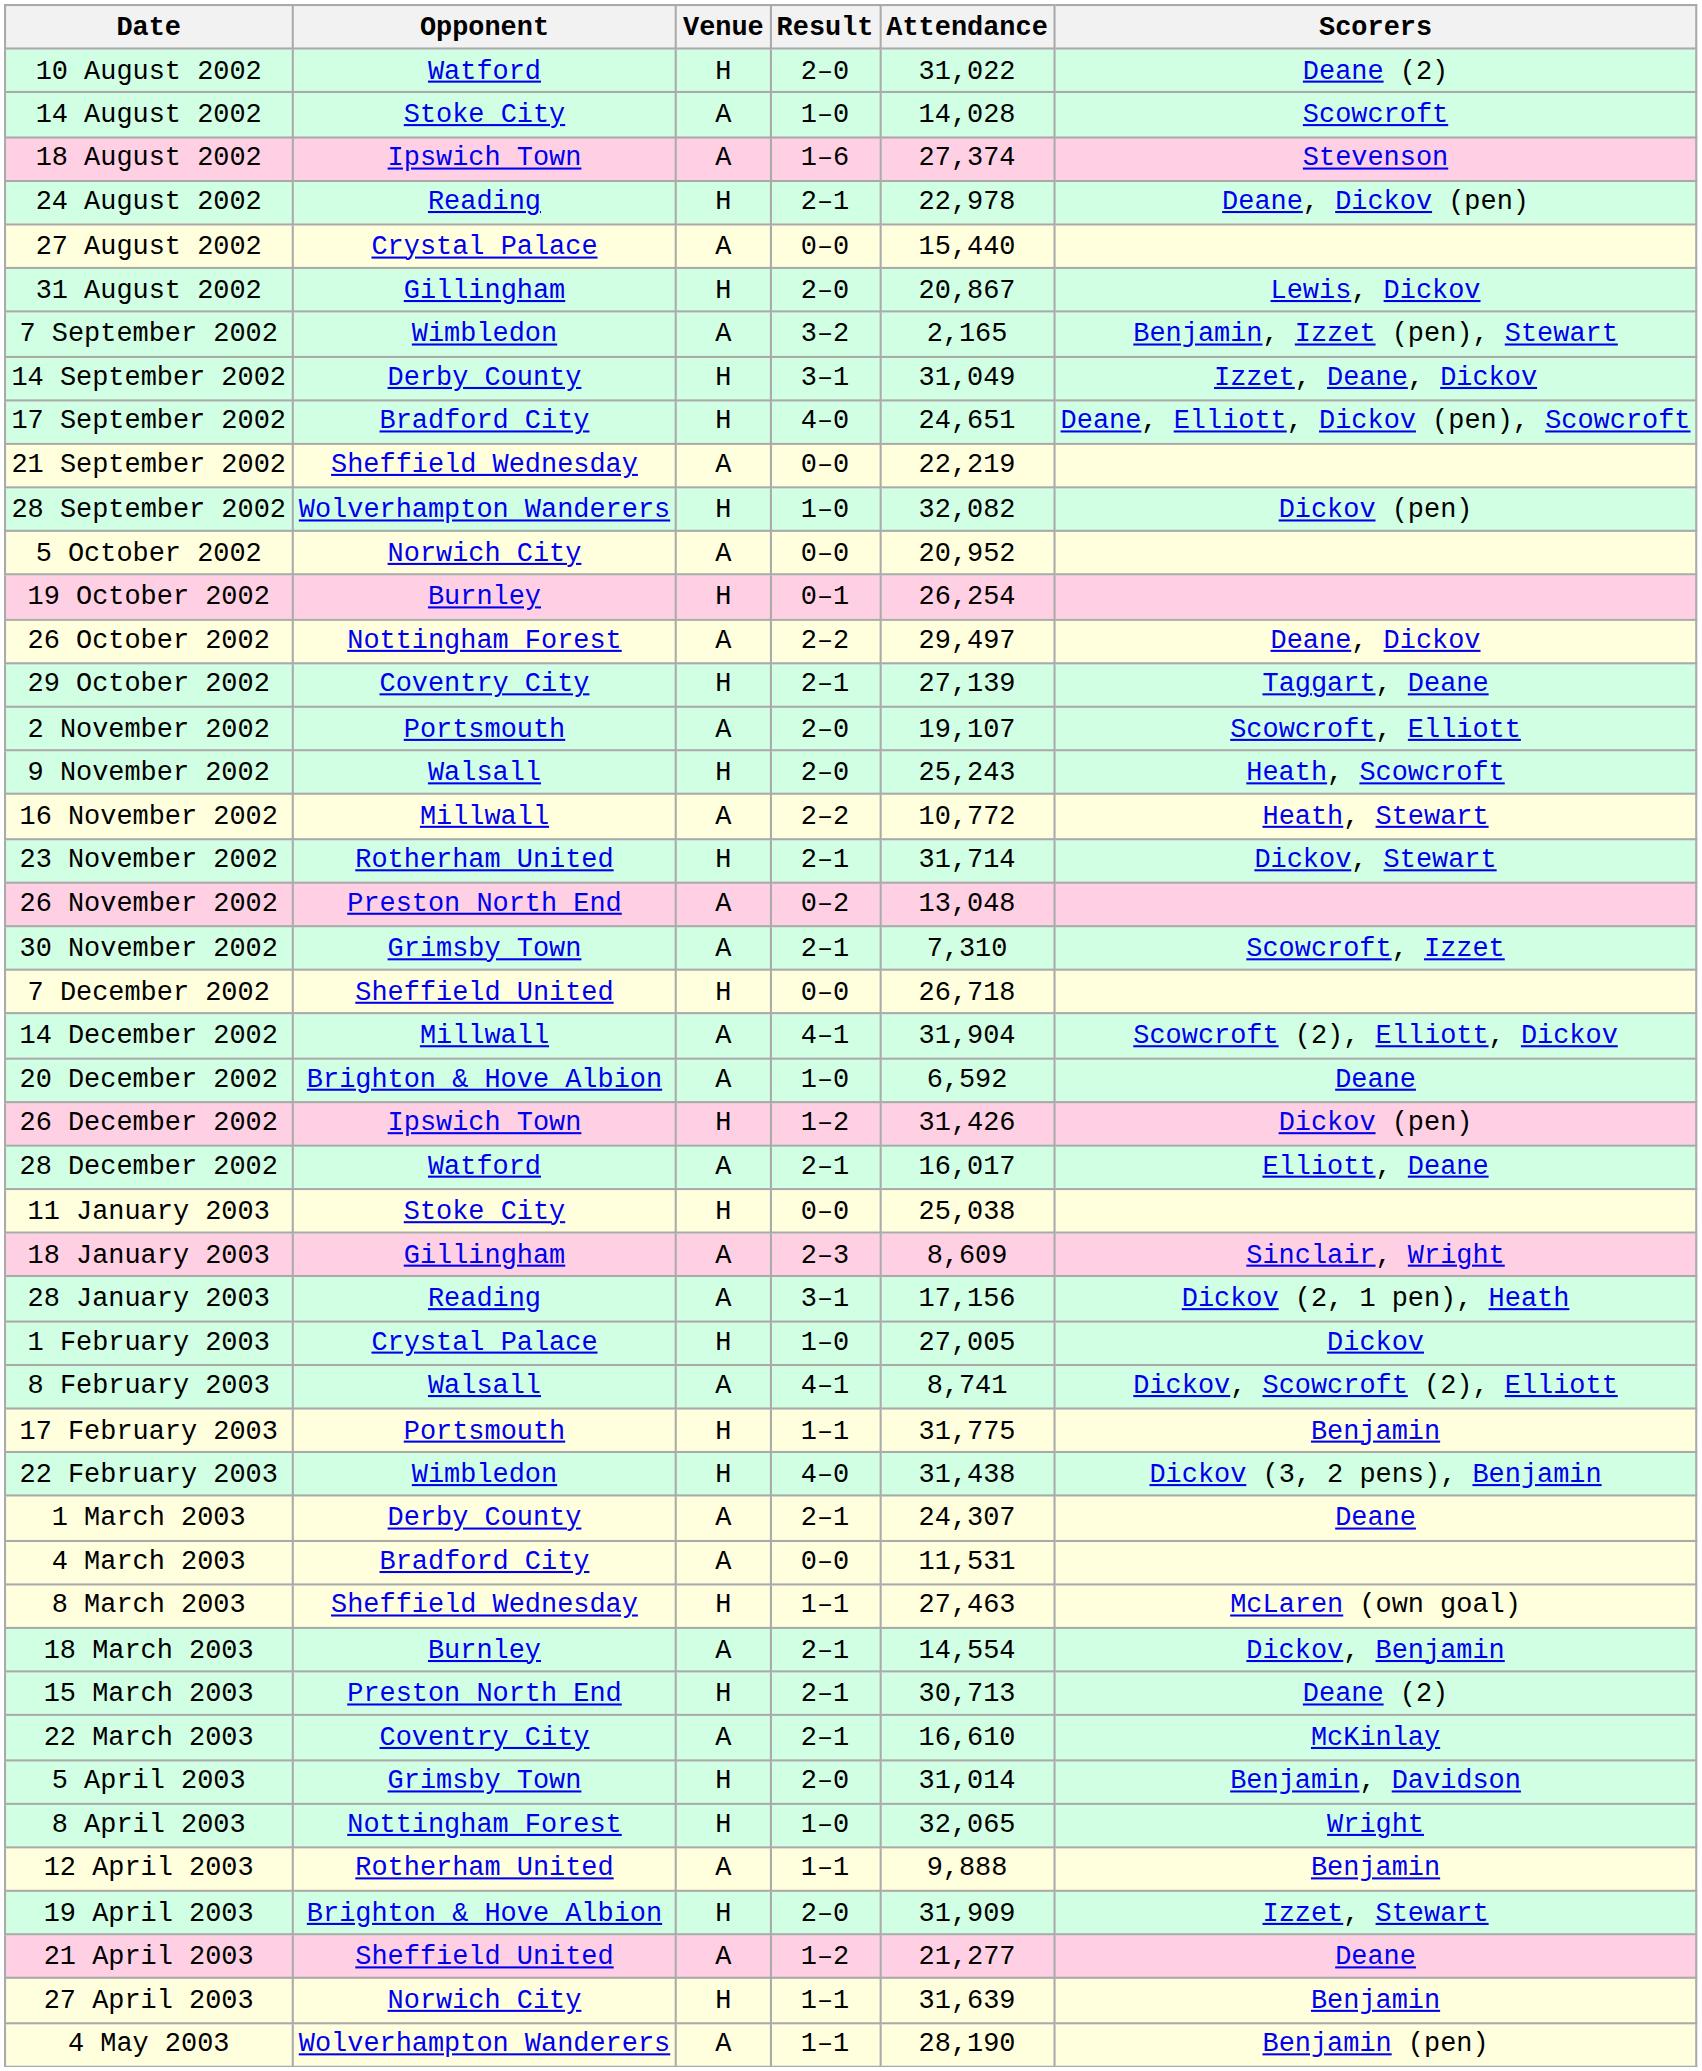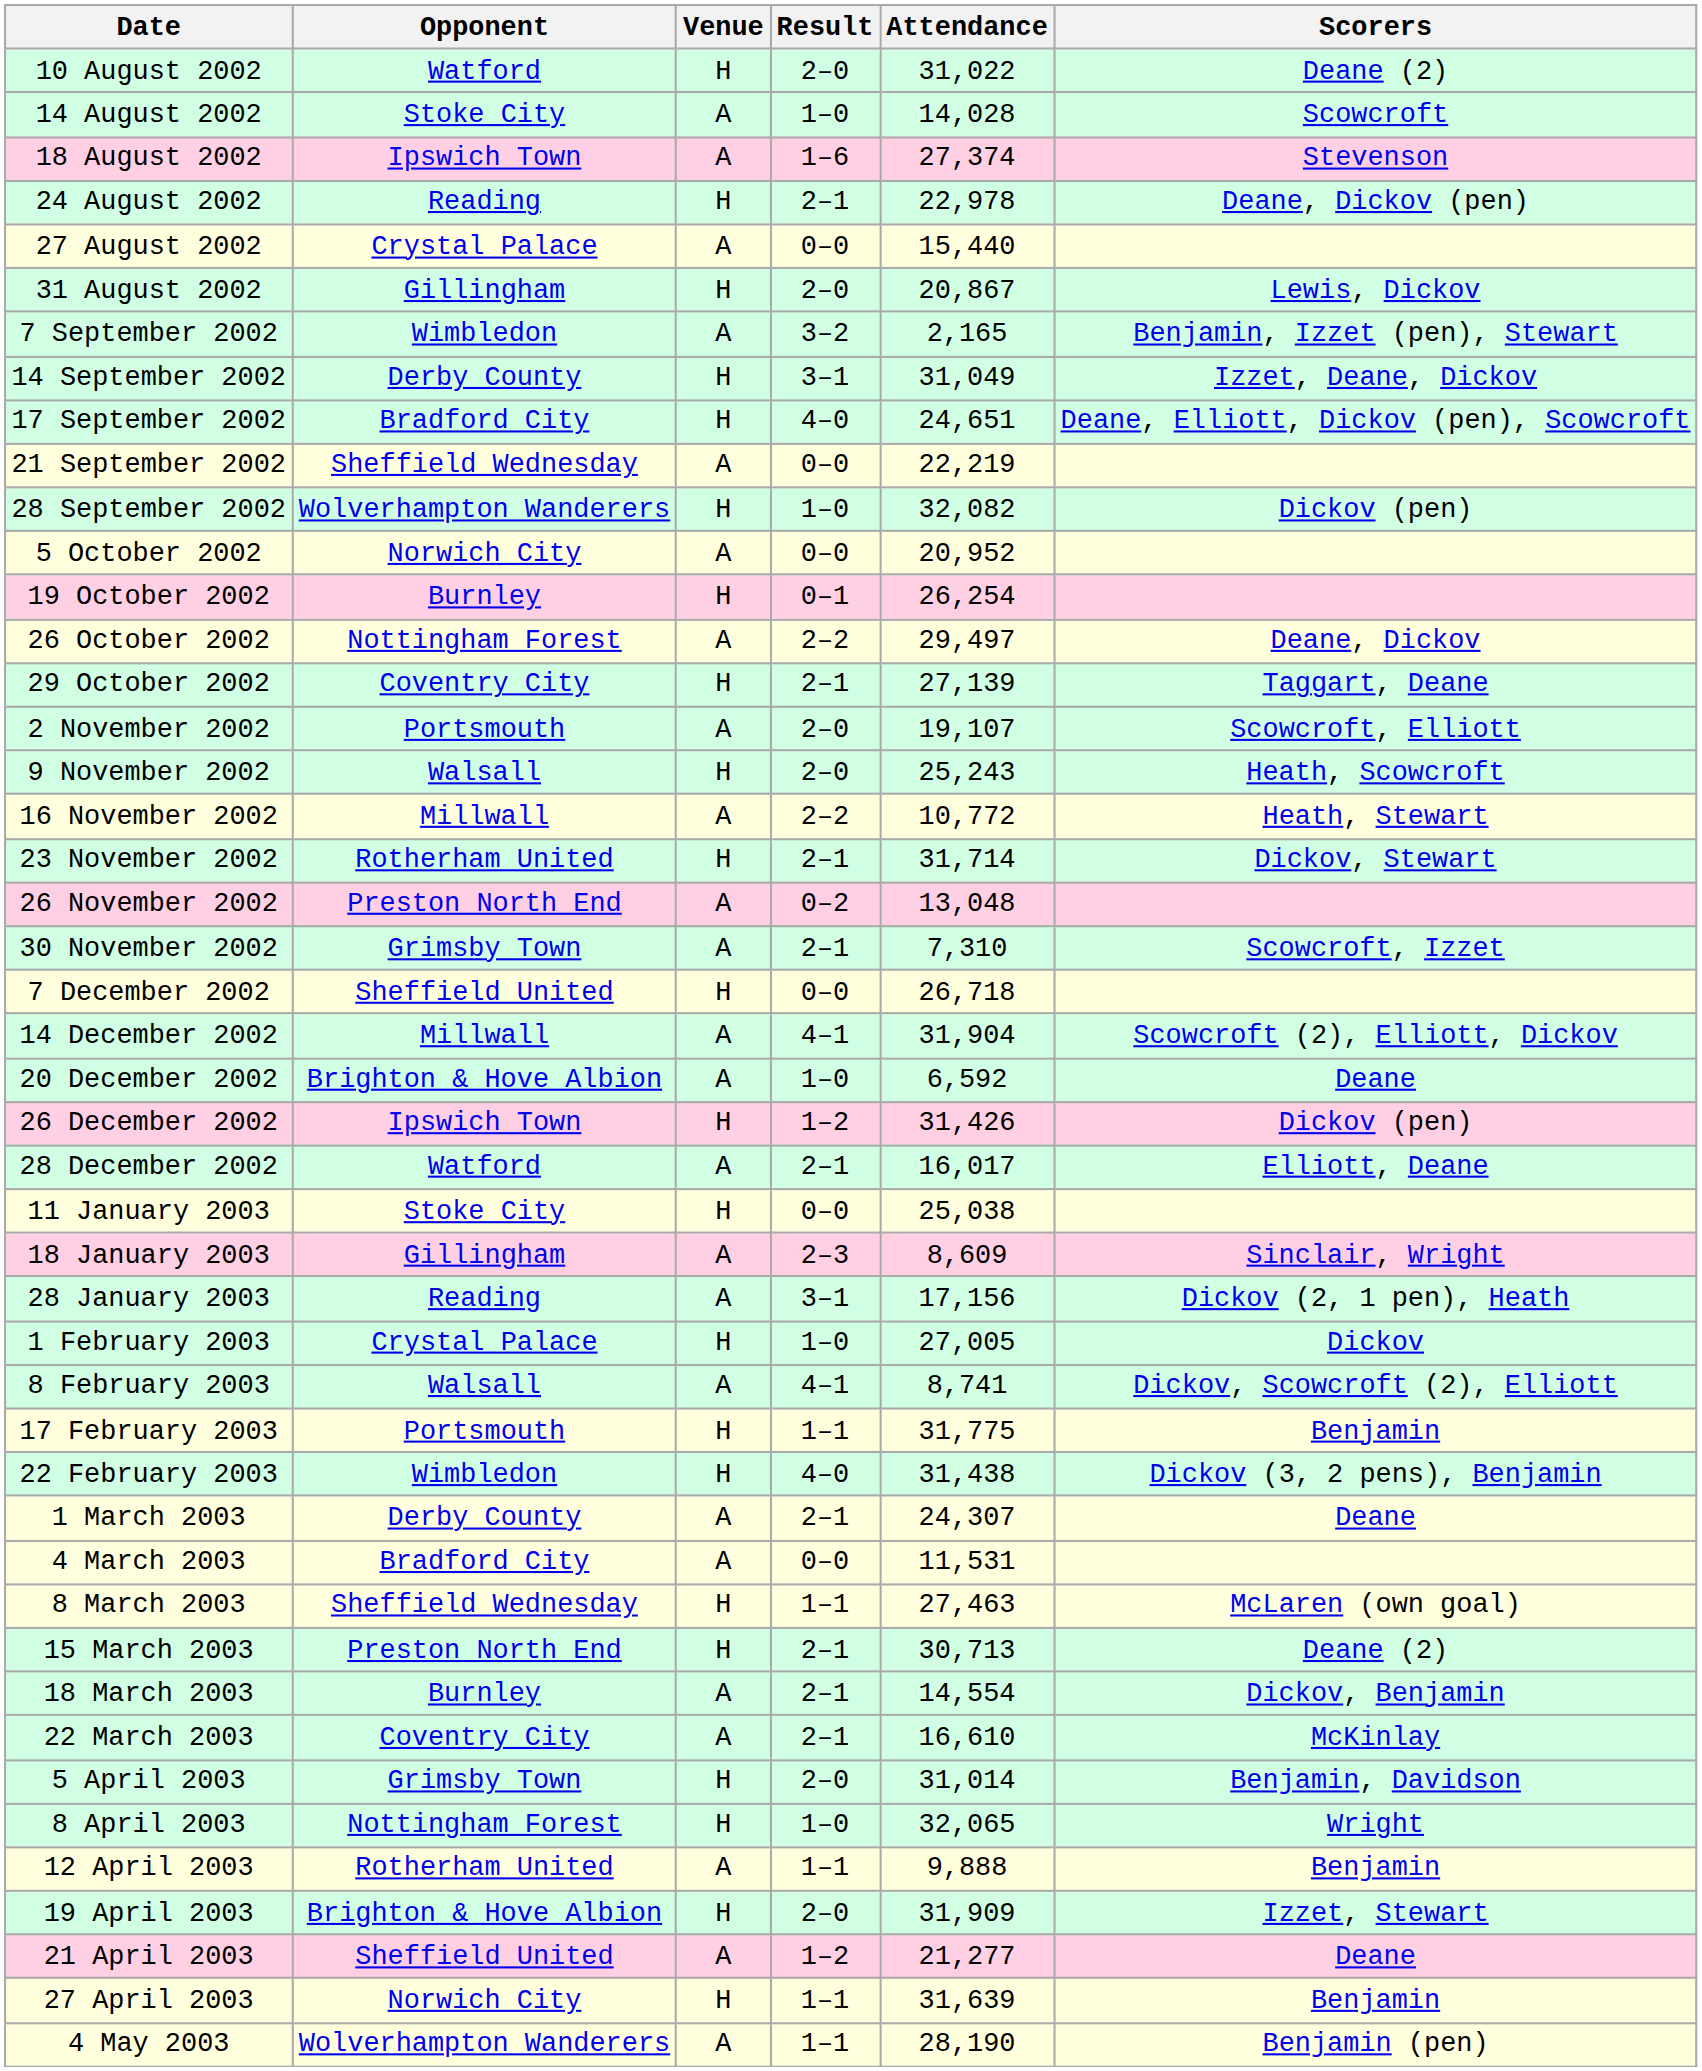rows swapped: (149, 1694) <-> (149, 1650)
